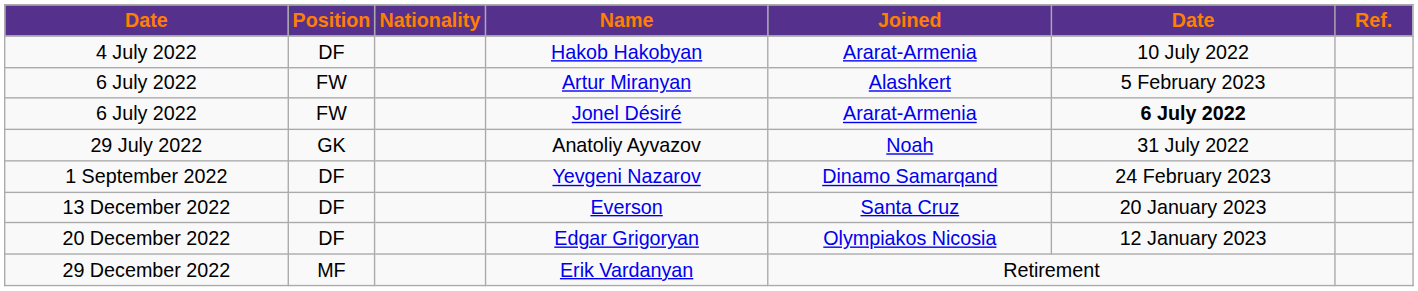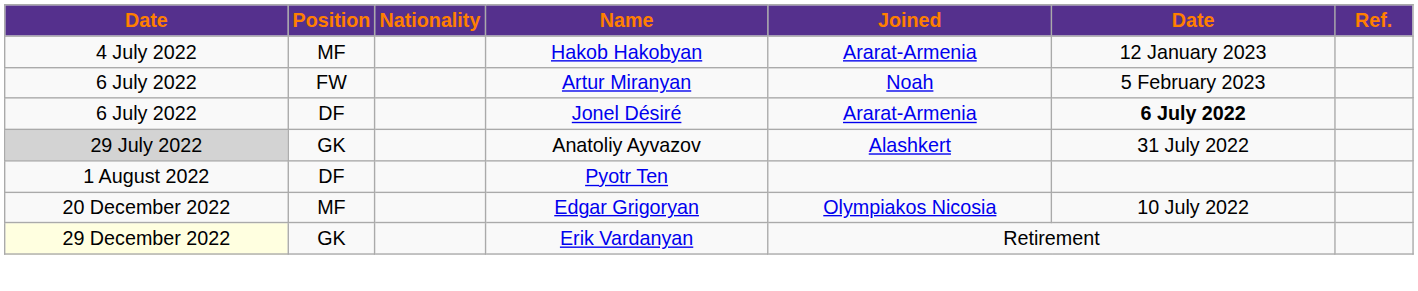(331, 52) DF -> (331, 52) MF
(1193, 52) 10 July 2022 -> (1193, 52) 12 January 2023
(910, 83) Alashkert -> (910, 83) Noah
(331, 114) FW -> (331, 114) DF
(146, 145) no background -> (146, 145) lightgrey background
(910, 145) Noah -> (910, 145) Alashkert
+ row: (627, 176)
- row: (627, 176)
- row: (627, 208)
(331, 239) DF -> (331, 208) MF
(1193, 239) 12 January 2023 -> (1193, 208) 10 July 2022
(146, 270) no background -> (146, 239) lightyellow background
(331, 270) MF -> (331, 239) GK
